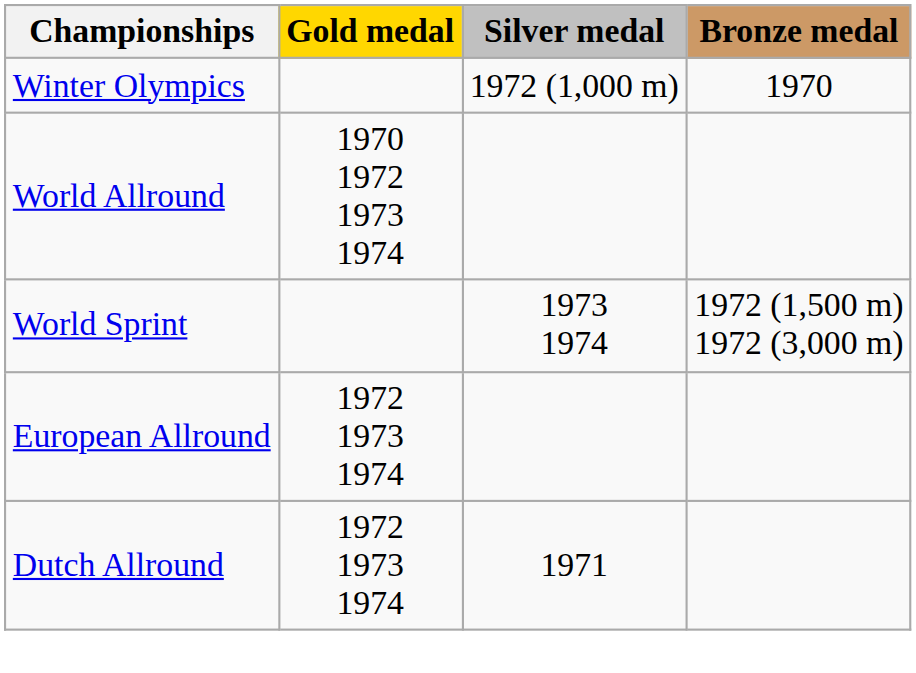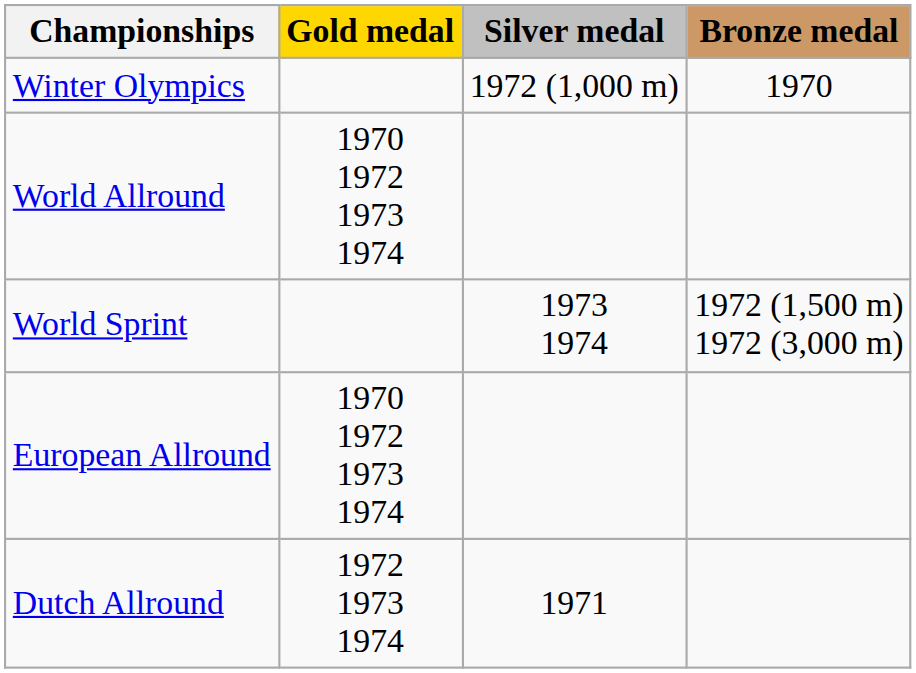(370, 435) 1972 1973 1974 -> (370, 454) 1970 1972 1973 1974
